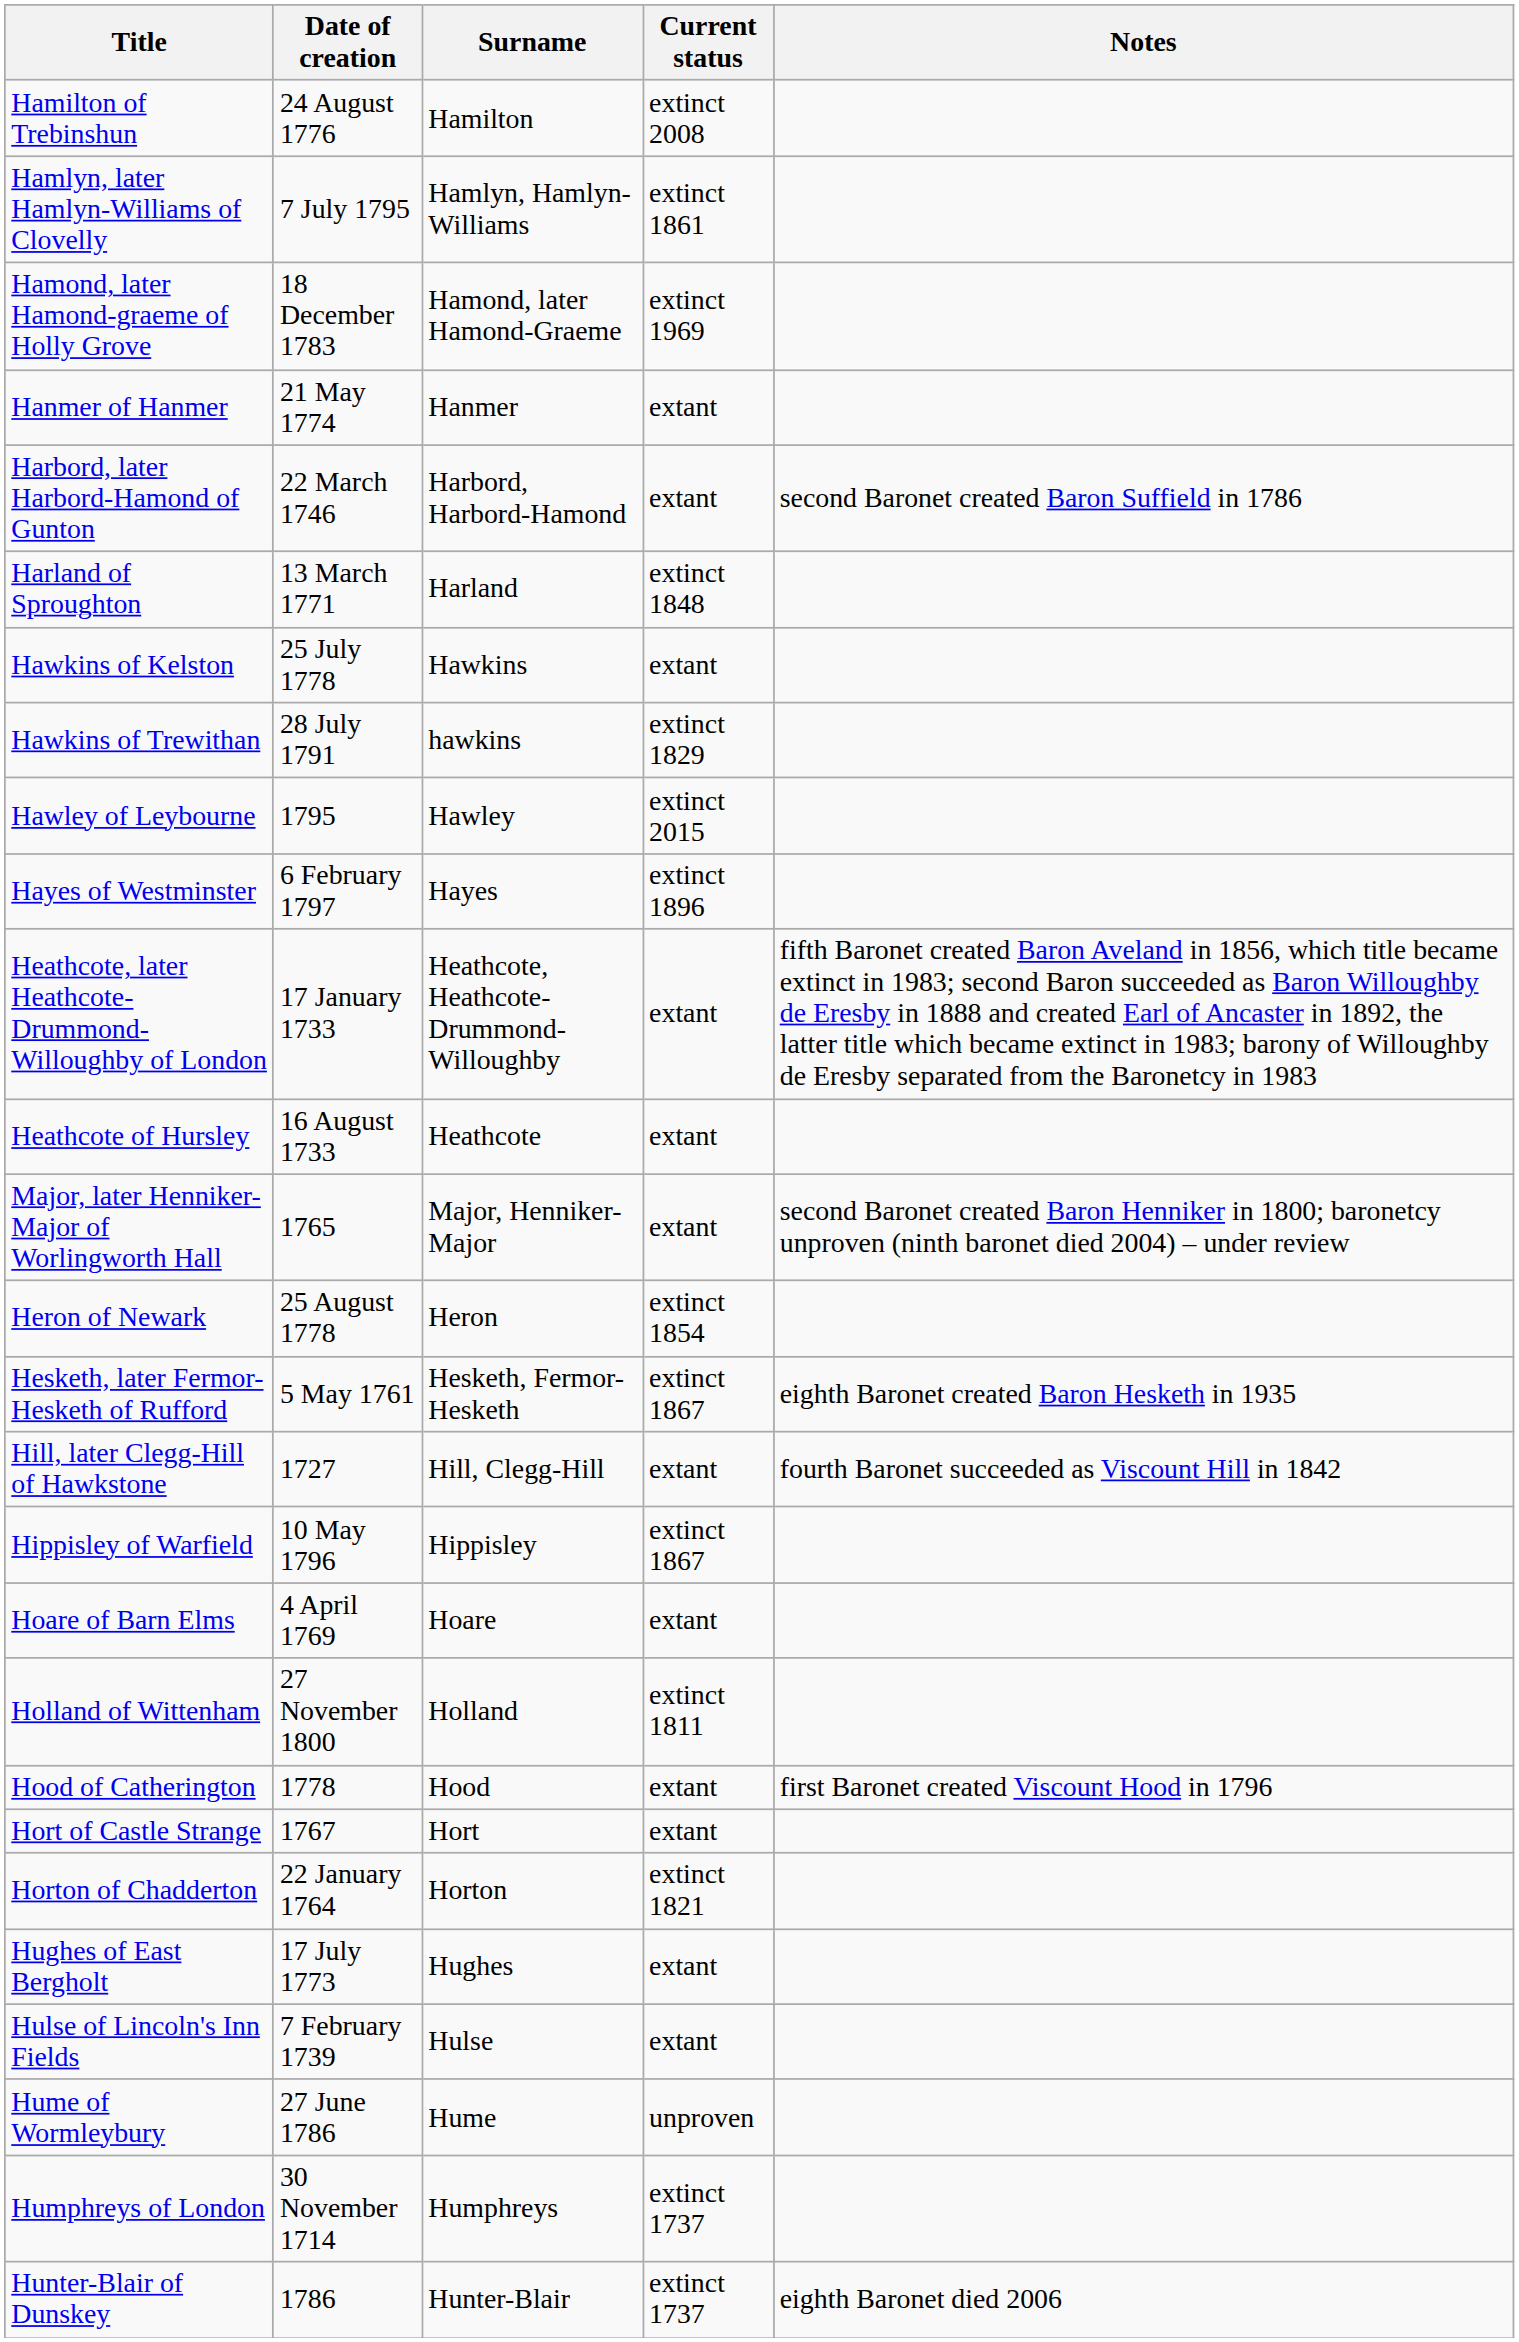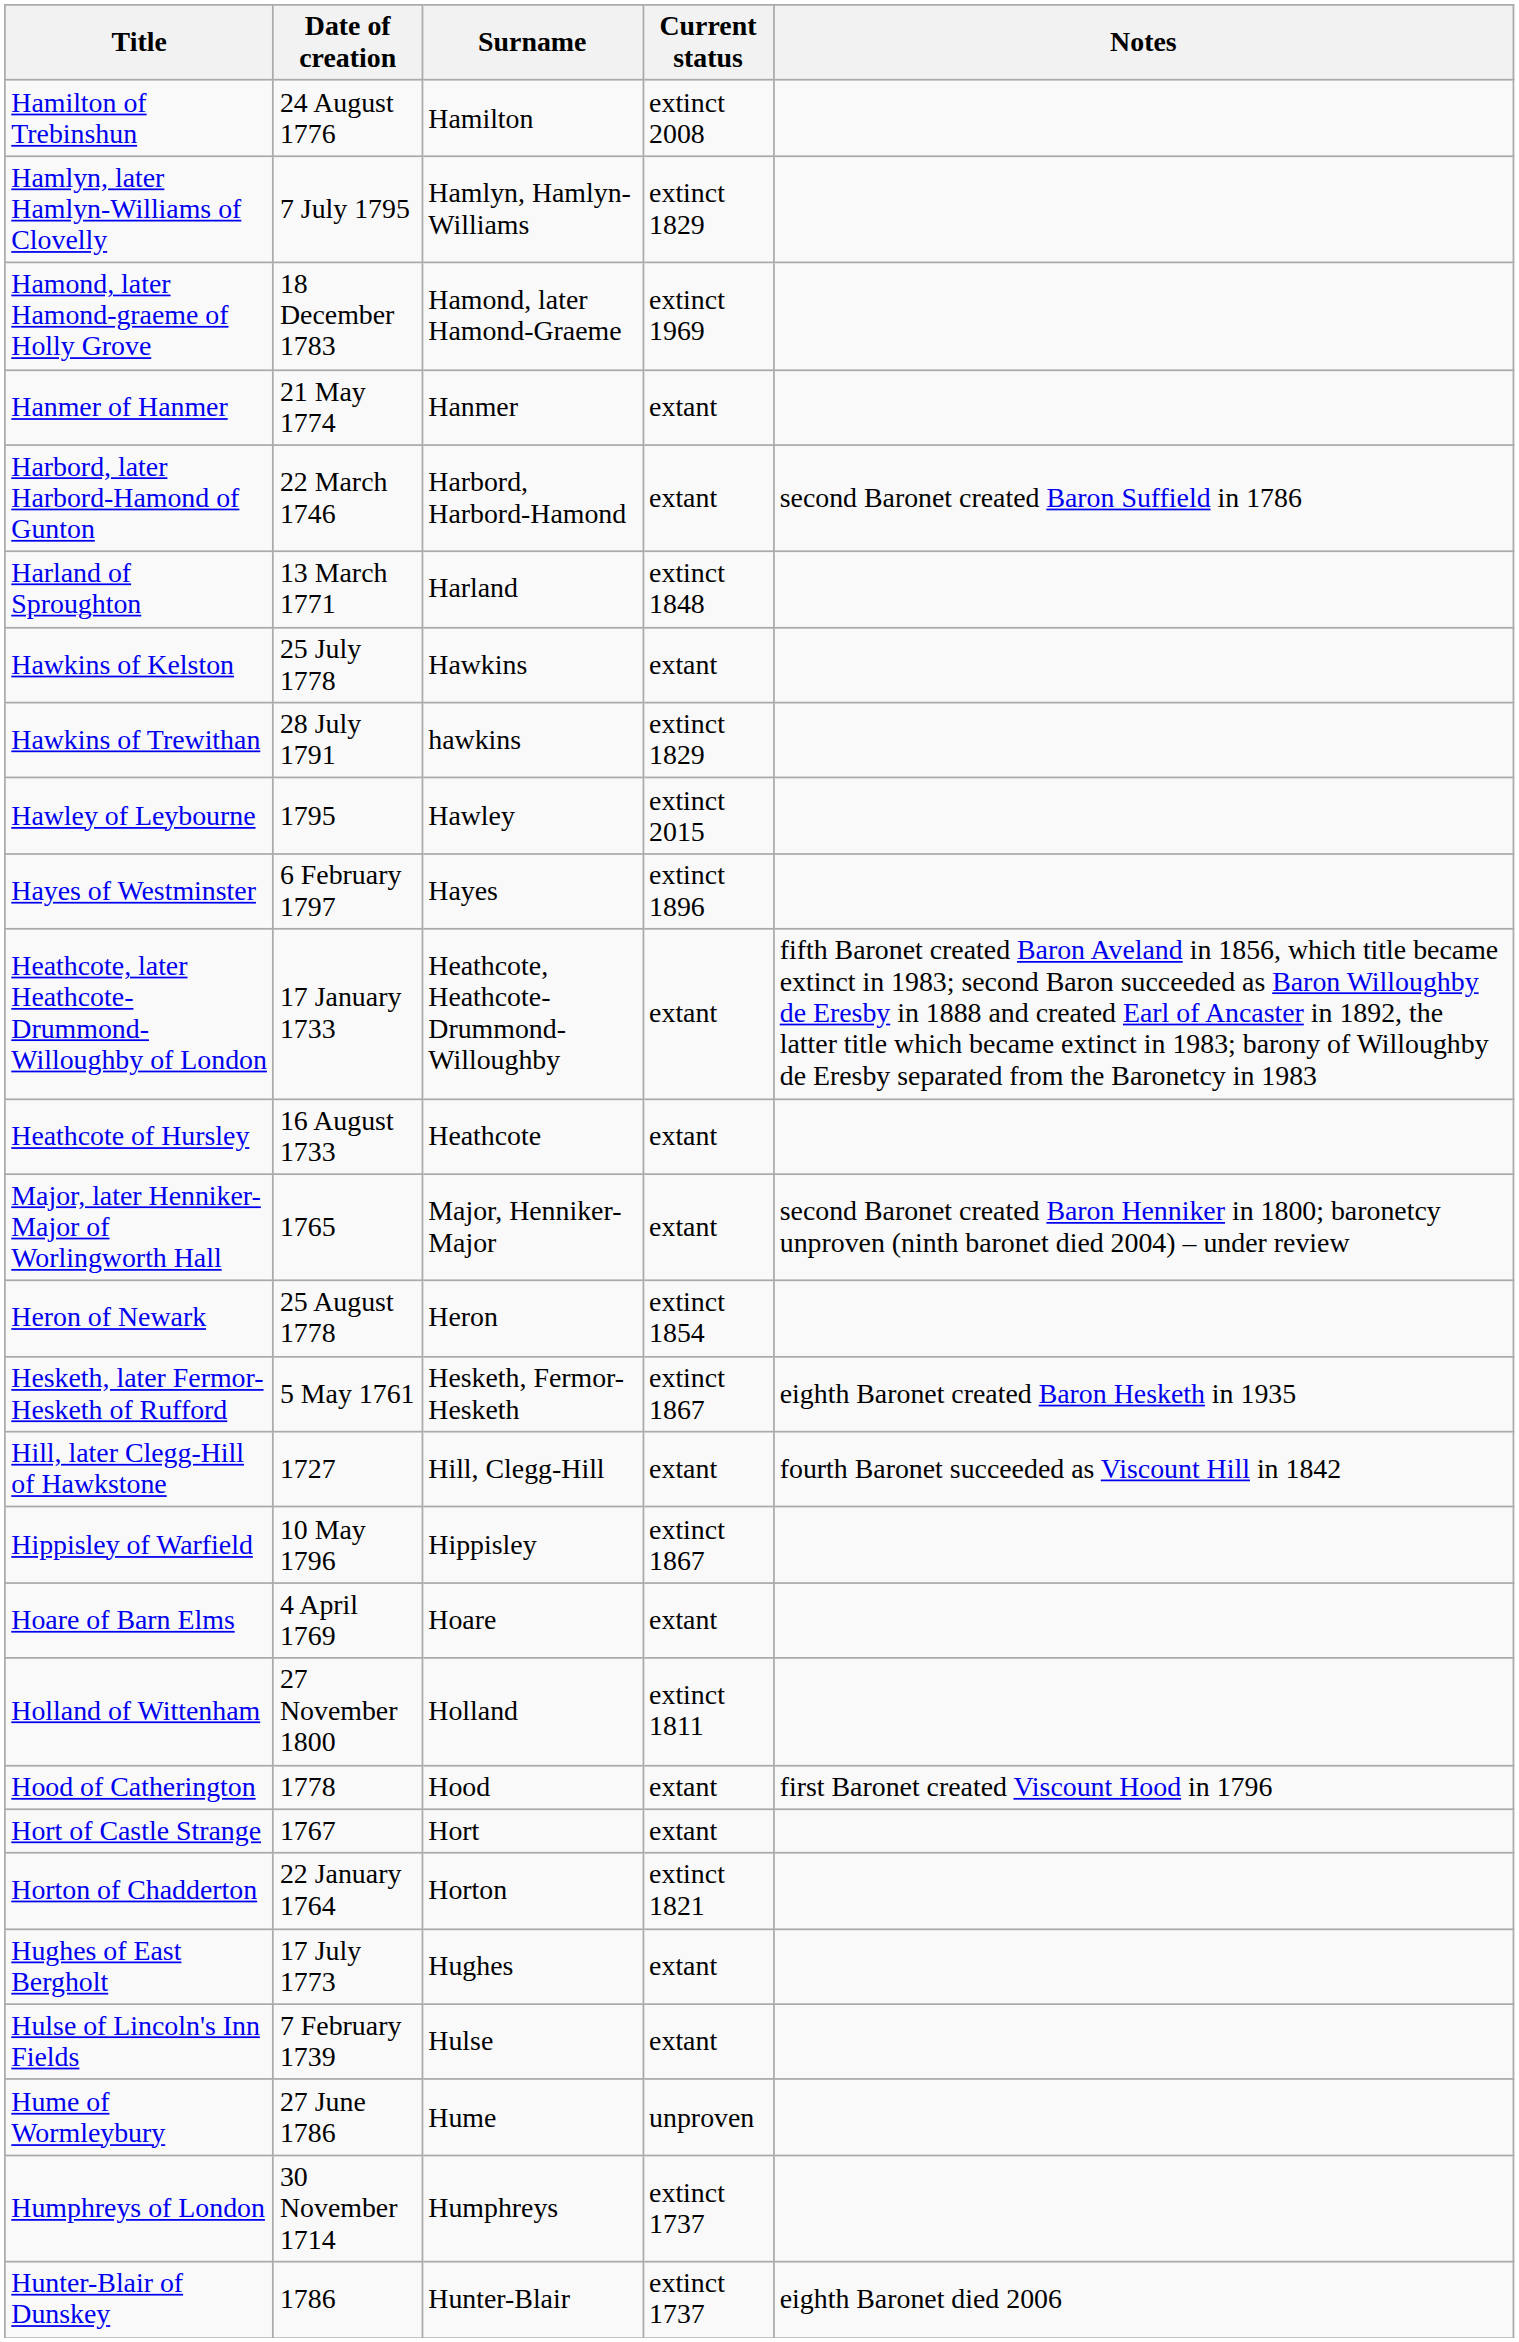(687, 208) extinct 1861 -> (687, 208) extinct 1829
